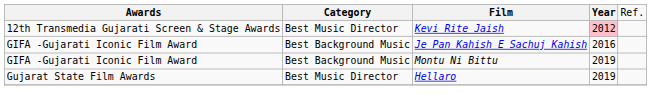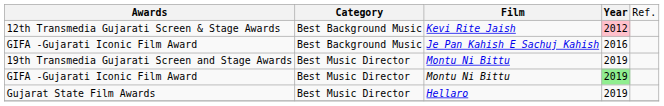(342, 29) Best Music Director -> (359, 29) Best Background Music
+ row: (149, 61)
(348, 61) Best Background Music -> (353, 77) Best Music Director
(604, 61) no background -> (616, 77) lightgreen background
